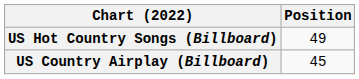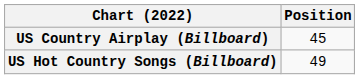rows swapped: (143, 62) <-> (143, 39)
